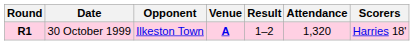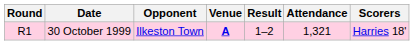(25, 31) bold -> (25, 31) normal
(317, 31) 1,320 -> (317, 31) 1,321
